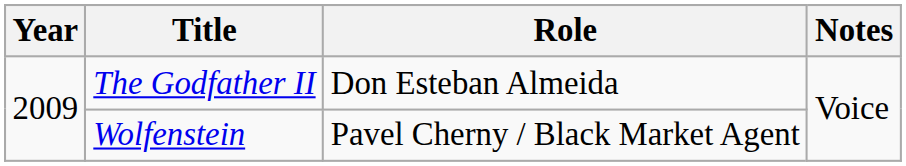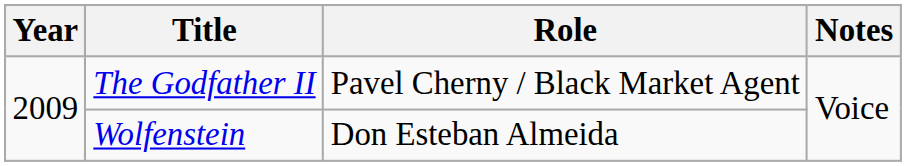(475, 82) Don Esteban Almeida -> (565, 82) Pavel Cherny / Black Market Agent
(565, 134) Pavel Cherny / Black Market Agent -> (475, 134) Don Esteban Almeida
